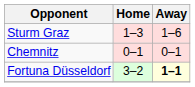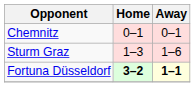rows swapped: (33, 52) <-> (38, 33)
(133, 71) normal -> (133, 71) bold
